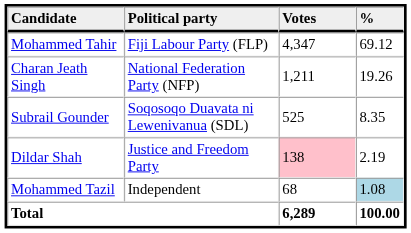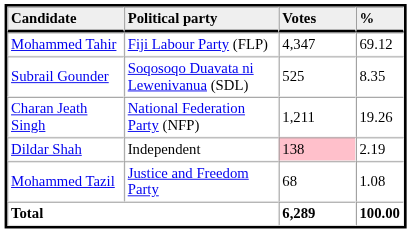rows swapped: (49, 76) <-> (60, 117)
(188, 157) Justice and Freedom Party -> (164, 149) Independent
(164, 189) Independent -> (188, 181) Justice and Freedom Party
(372, 189) lightblue background -> (372, 181) no background
